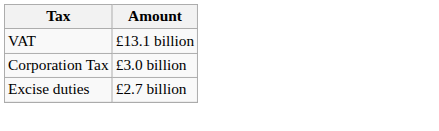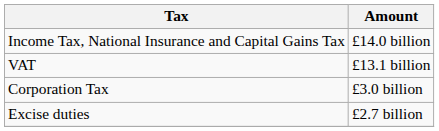+ row: (176, 41)
